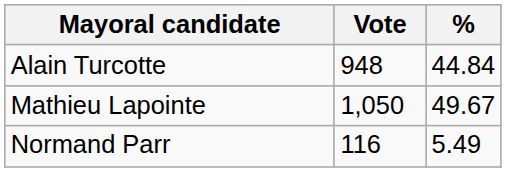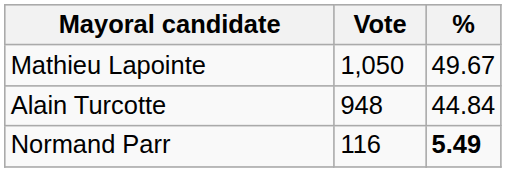rows swapped: (108, 105) <-> (88, 65)
(456, 145) normal -> (456, 145) bold
